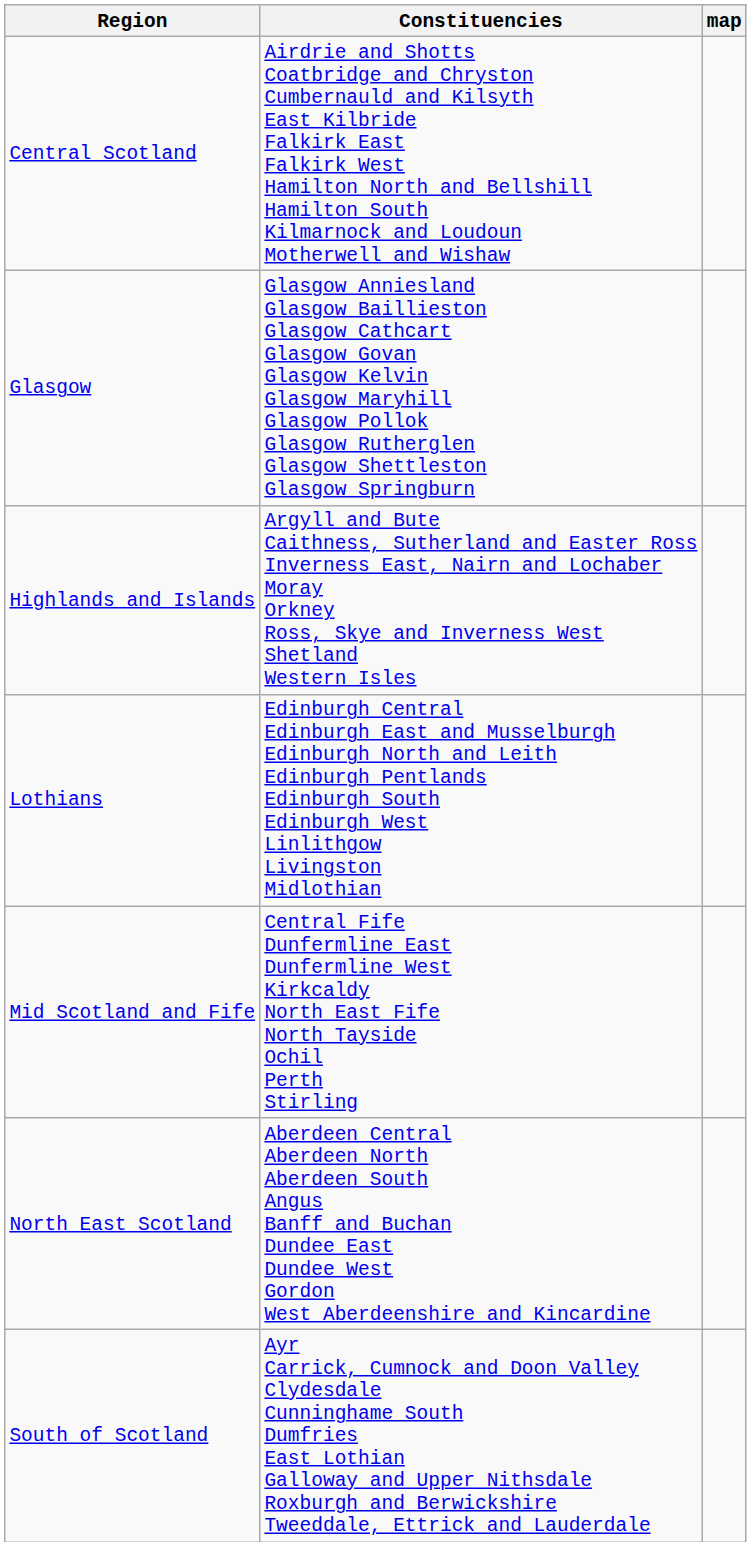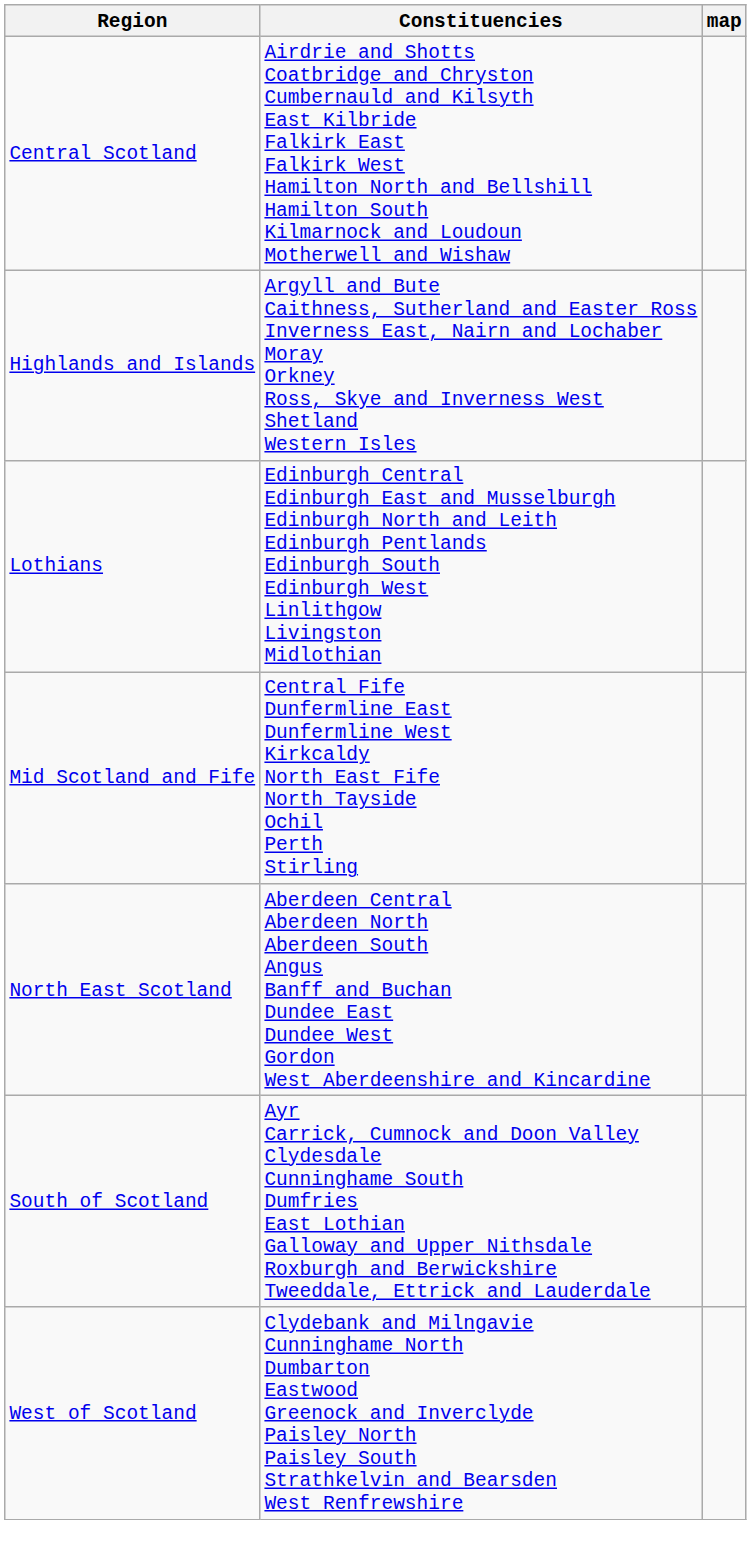- row: (50, 388)
+ row: (103, 1413)
